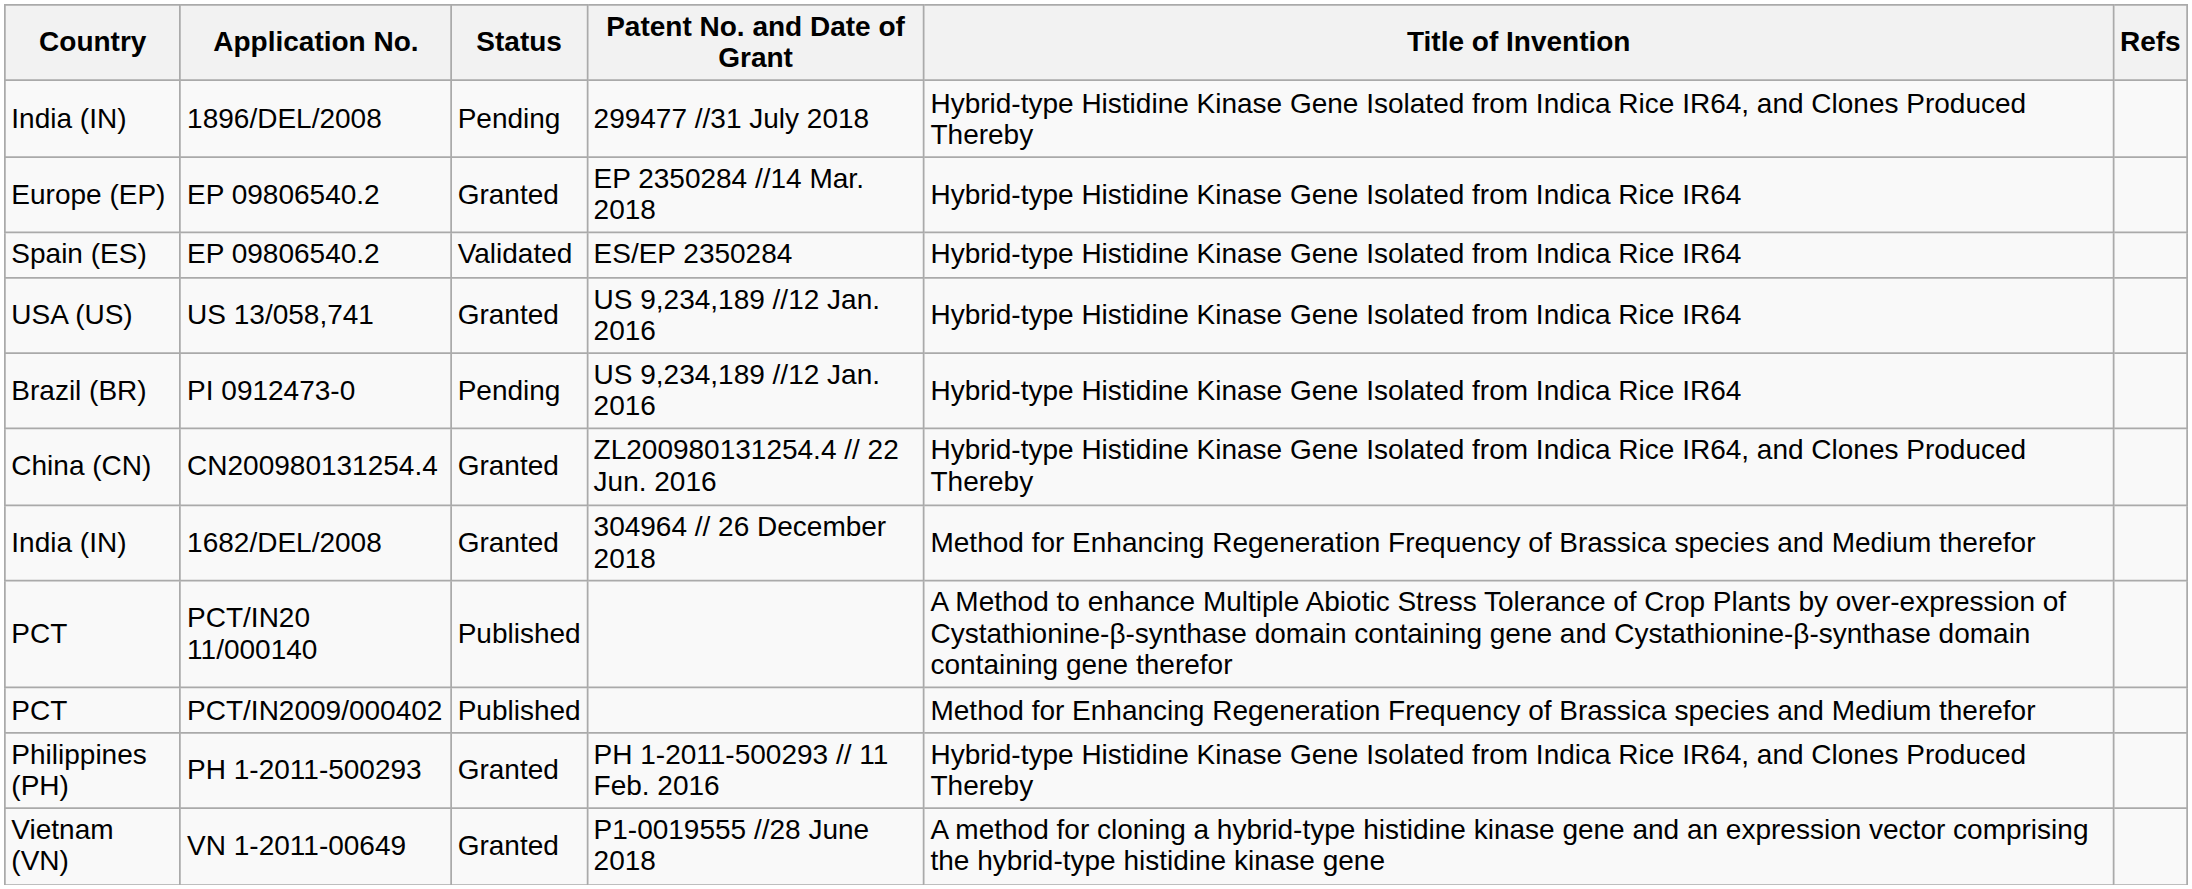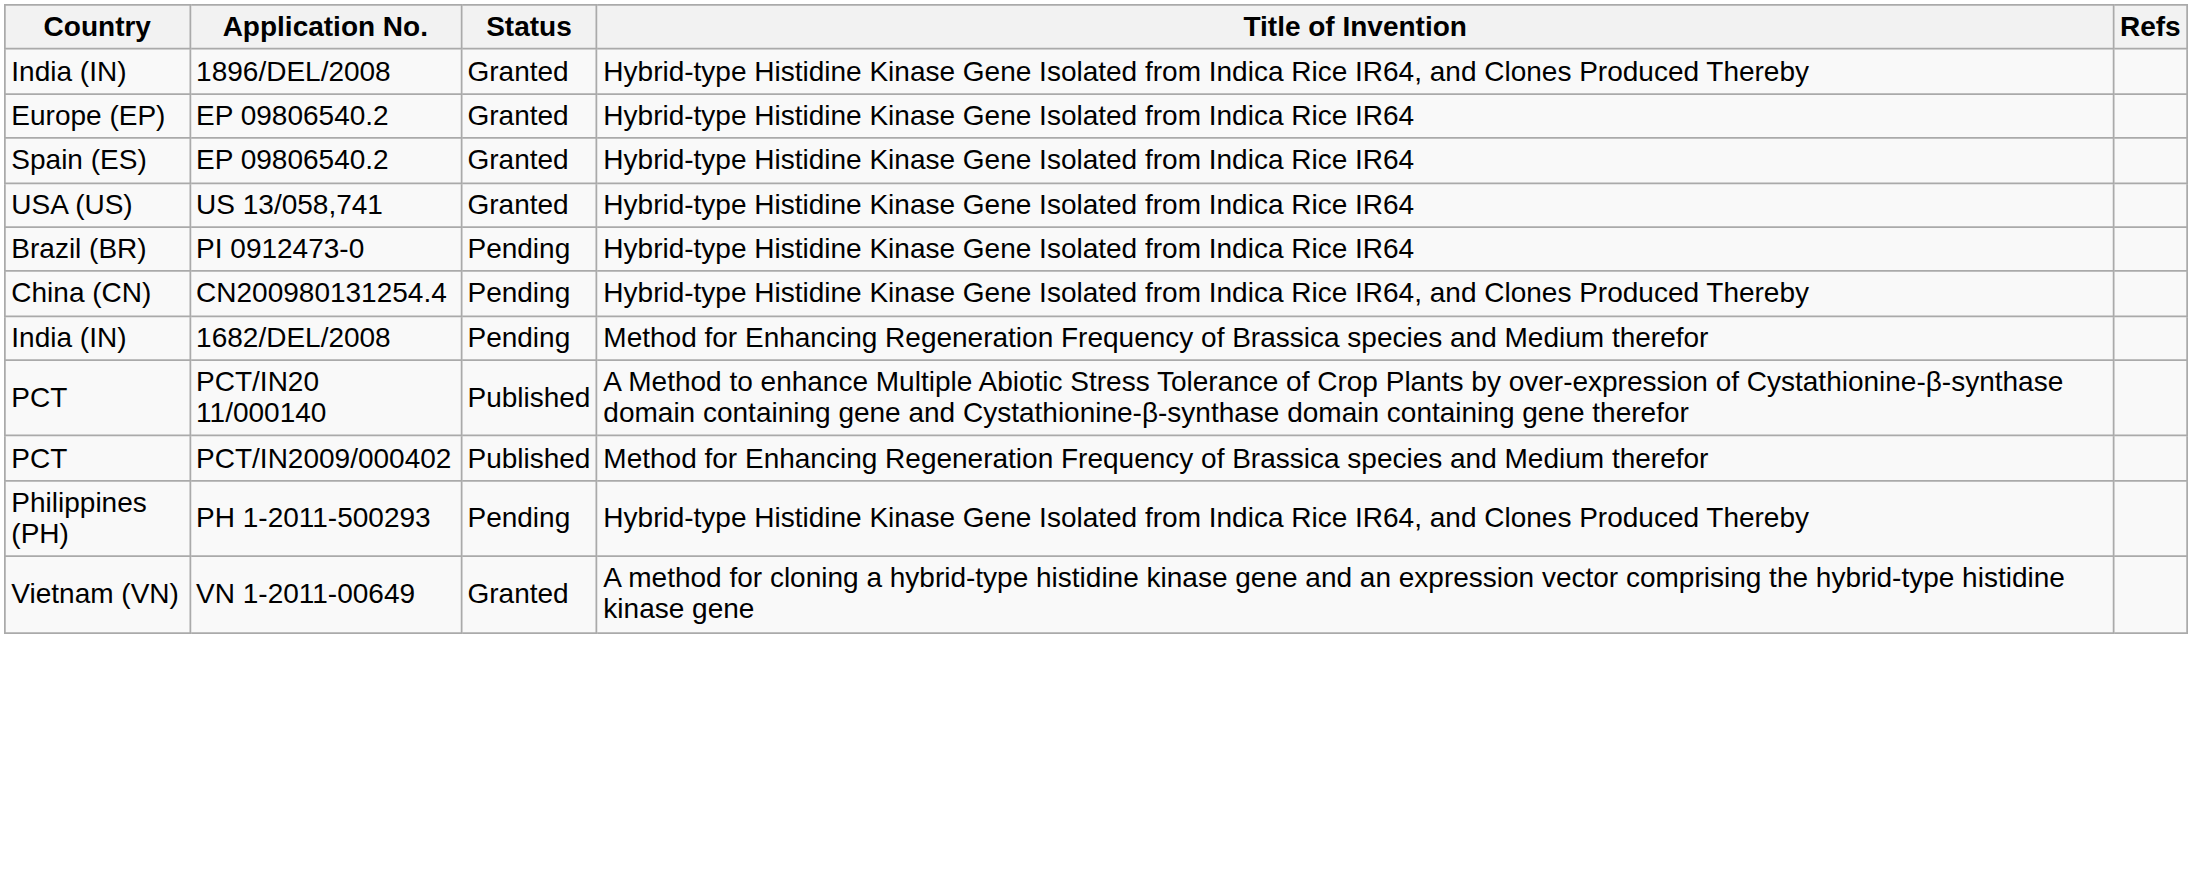- column: (756, 42)
(509, 118) Pending -> (518, 71) Granted
(515, 254) Validated -> (518, 159) Granted
(508, 466) Granted -> (519, 293) Pending
(508, 542) Granted -> (519, 337) Pending
(508, 770) Granted -> (519, 518) Pending
